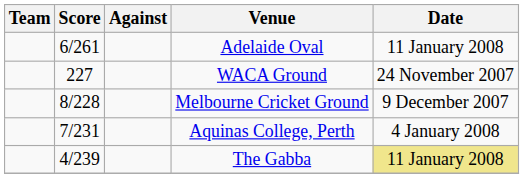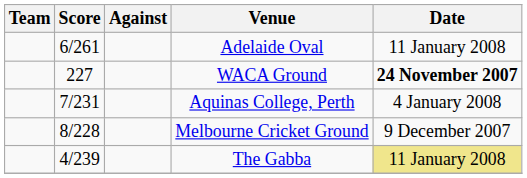(445, 74) normal -> (447, 74) bold
rows swapped: (272, 131) <-> (272, 103)
